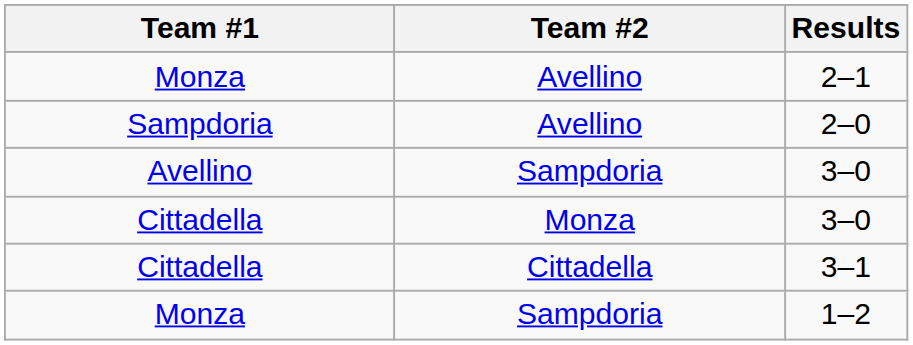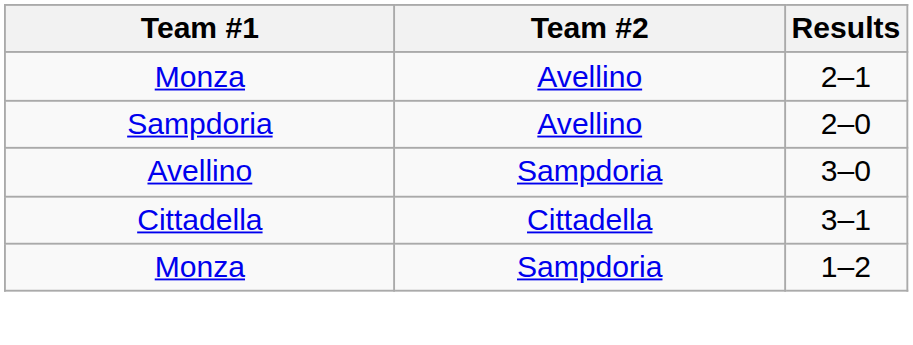- row: (200, 219)
